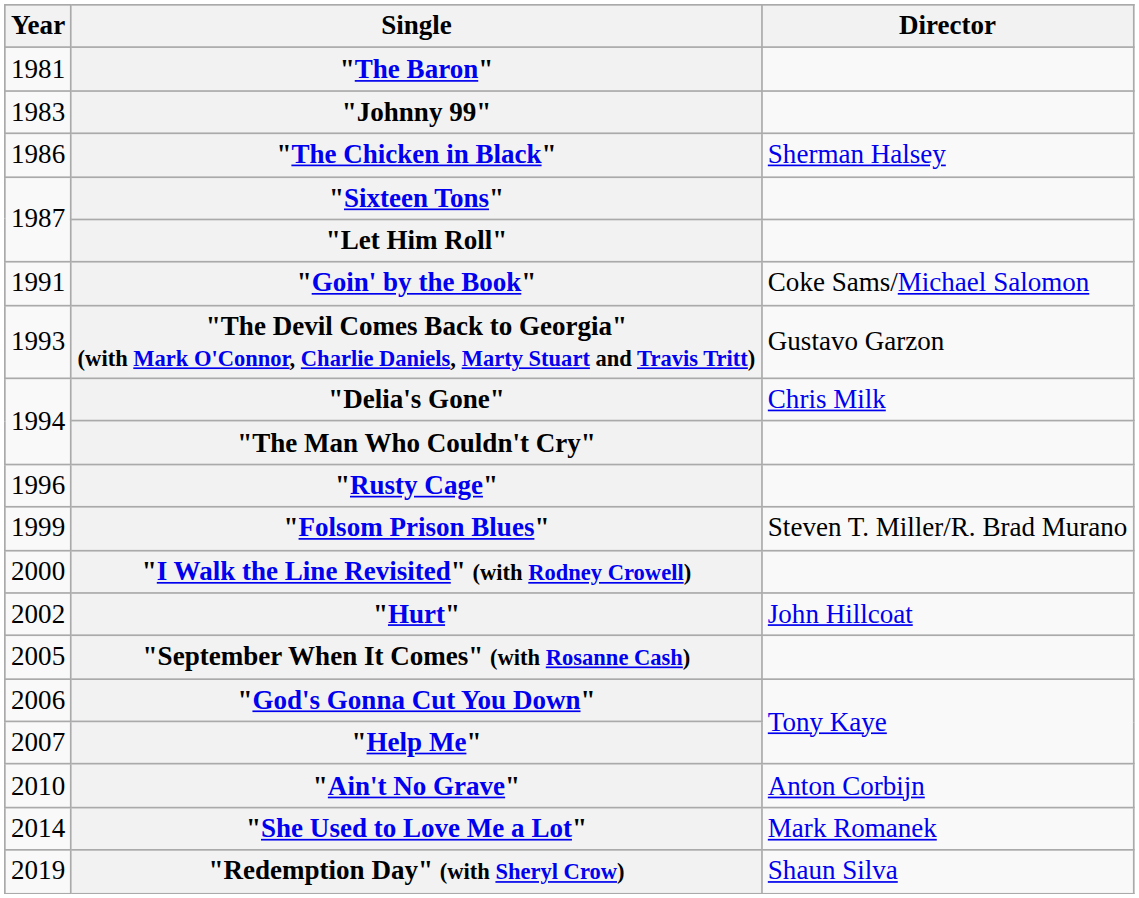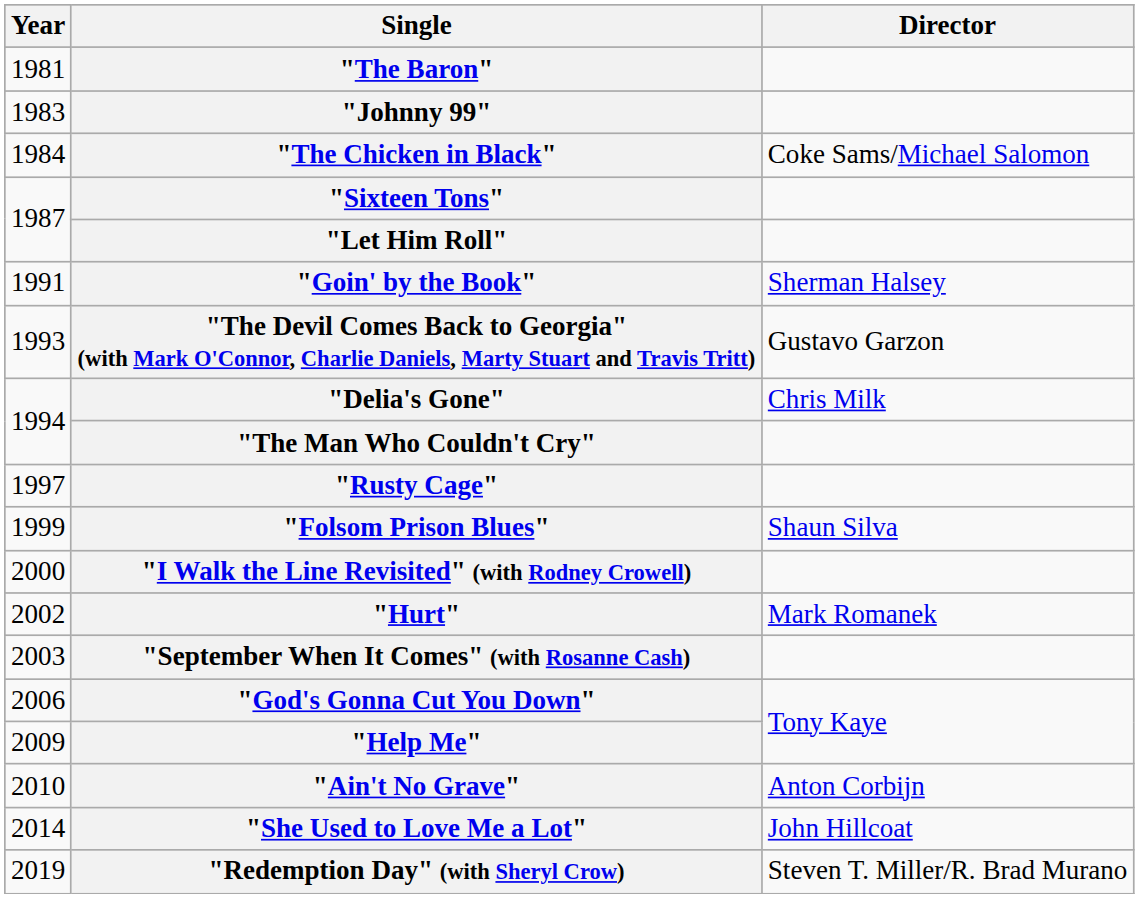(38, 154) 1986 -> (38, 154) 1984
(857, 154) Sherman Halsey -> (929, 154) Coke Sams/Michael Salomon
(929, 283) Coke Sams/Michael Salomon -> (857, 283) Sherman Halsey
(38, 485) 1996 -> (38, 485) 1997
(948, 528) Steven T. Miller/R. Brad Murano -> (833, 528) Shaun Silva
(840, 613) John Hillcoat -> (852, 613) Mark Romanek
(38, 656) 2005 -> (38, 656) 2003
(38, 742) 2007 -> (38, 742) 2009
(852, 828) Mark Romanek -> (840, 828) John Hillcoat
(833, 871) Shaun Silva -> (948, 871) Steven T. Miller/R. Brad Murano
